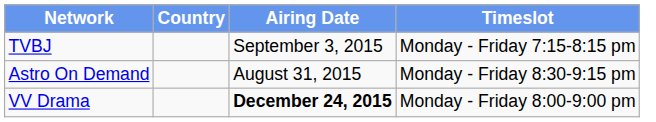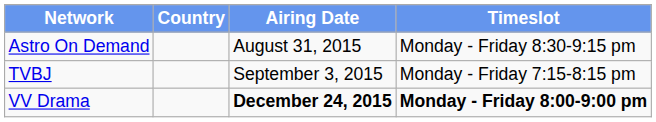rows swapped: (79, 74) <-> (30, 46)
(518, 102) normal -> (524, 102) bold
